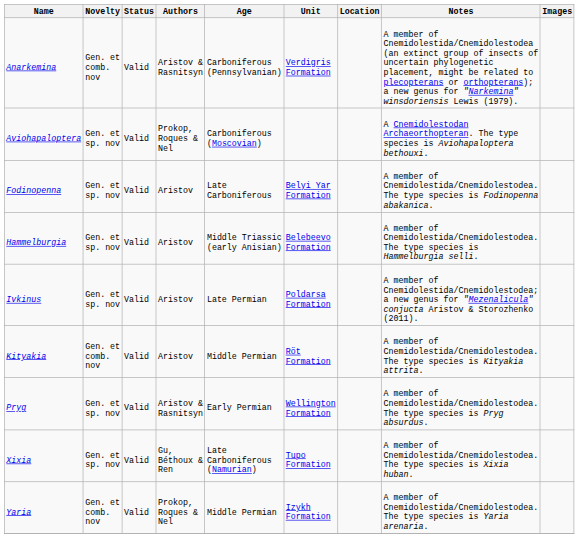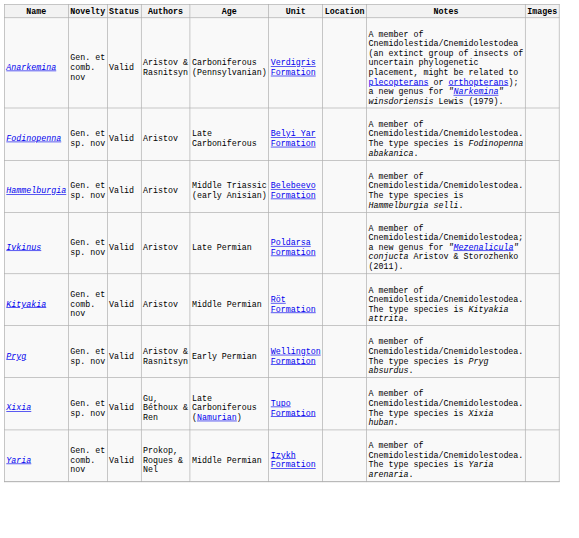- row: (44, 139)
